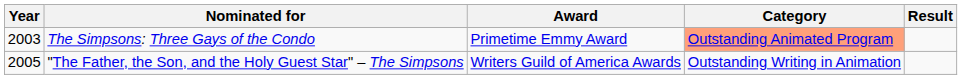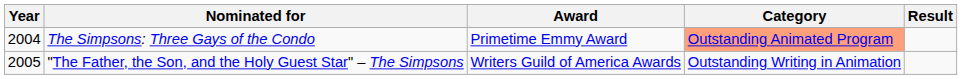(24, 39) 2003 -> (24, 39) 2004
